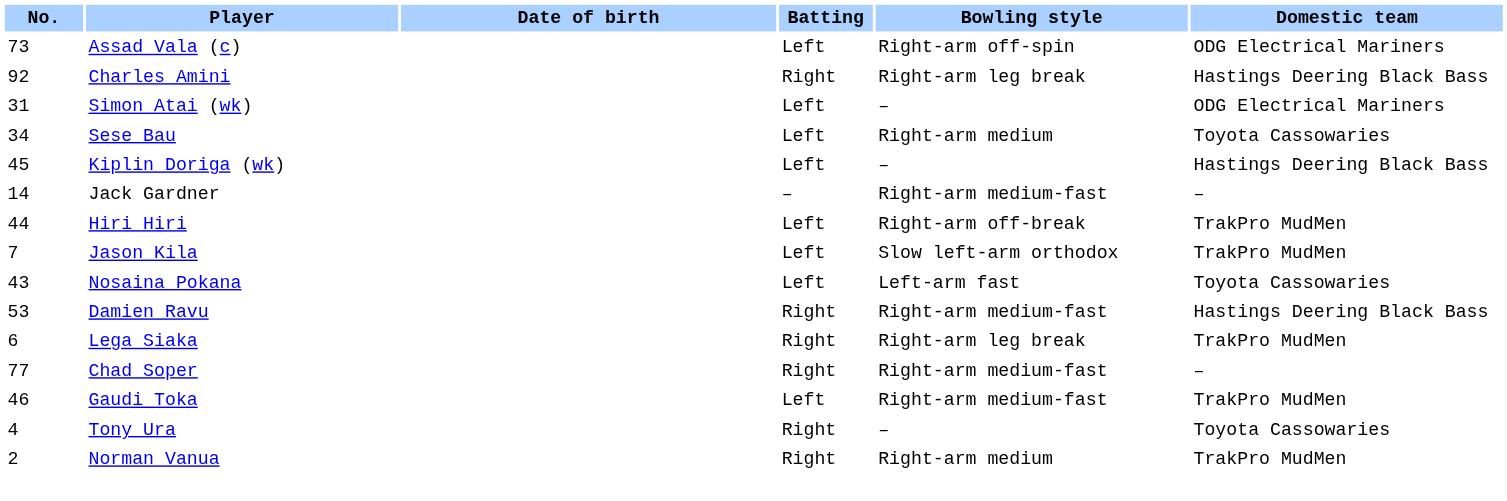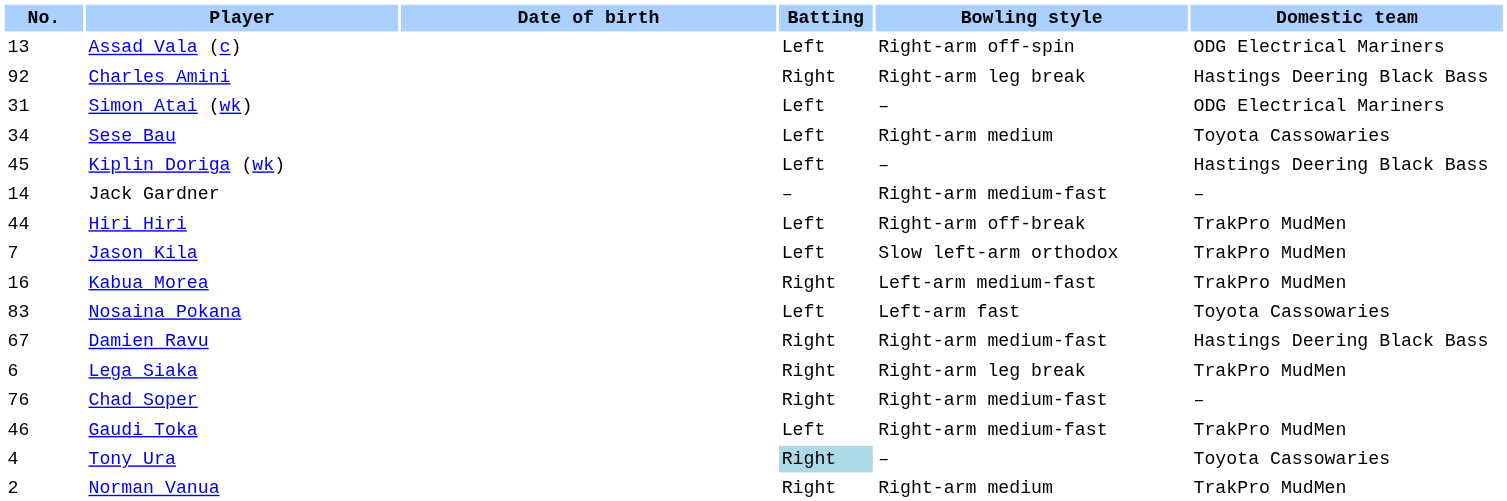(19, 48) 73 -> (19, 48) 13
+ row: (149, 283)
(19, 283) 43 -> (19, 312) 83
(19, 312) 53 -> (19, 342) 67
(19, 371) 77 -> (19, 400) 76
(809, 430) no background -> (809, 459) lightblue background
